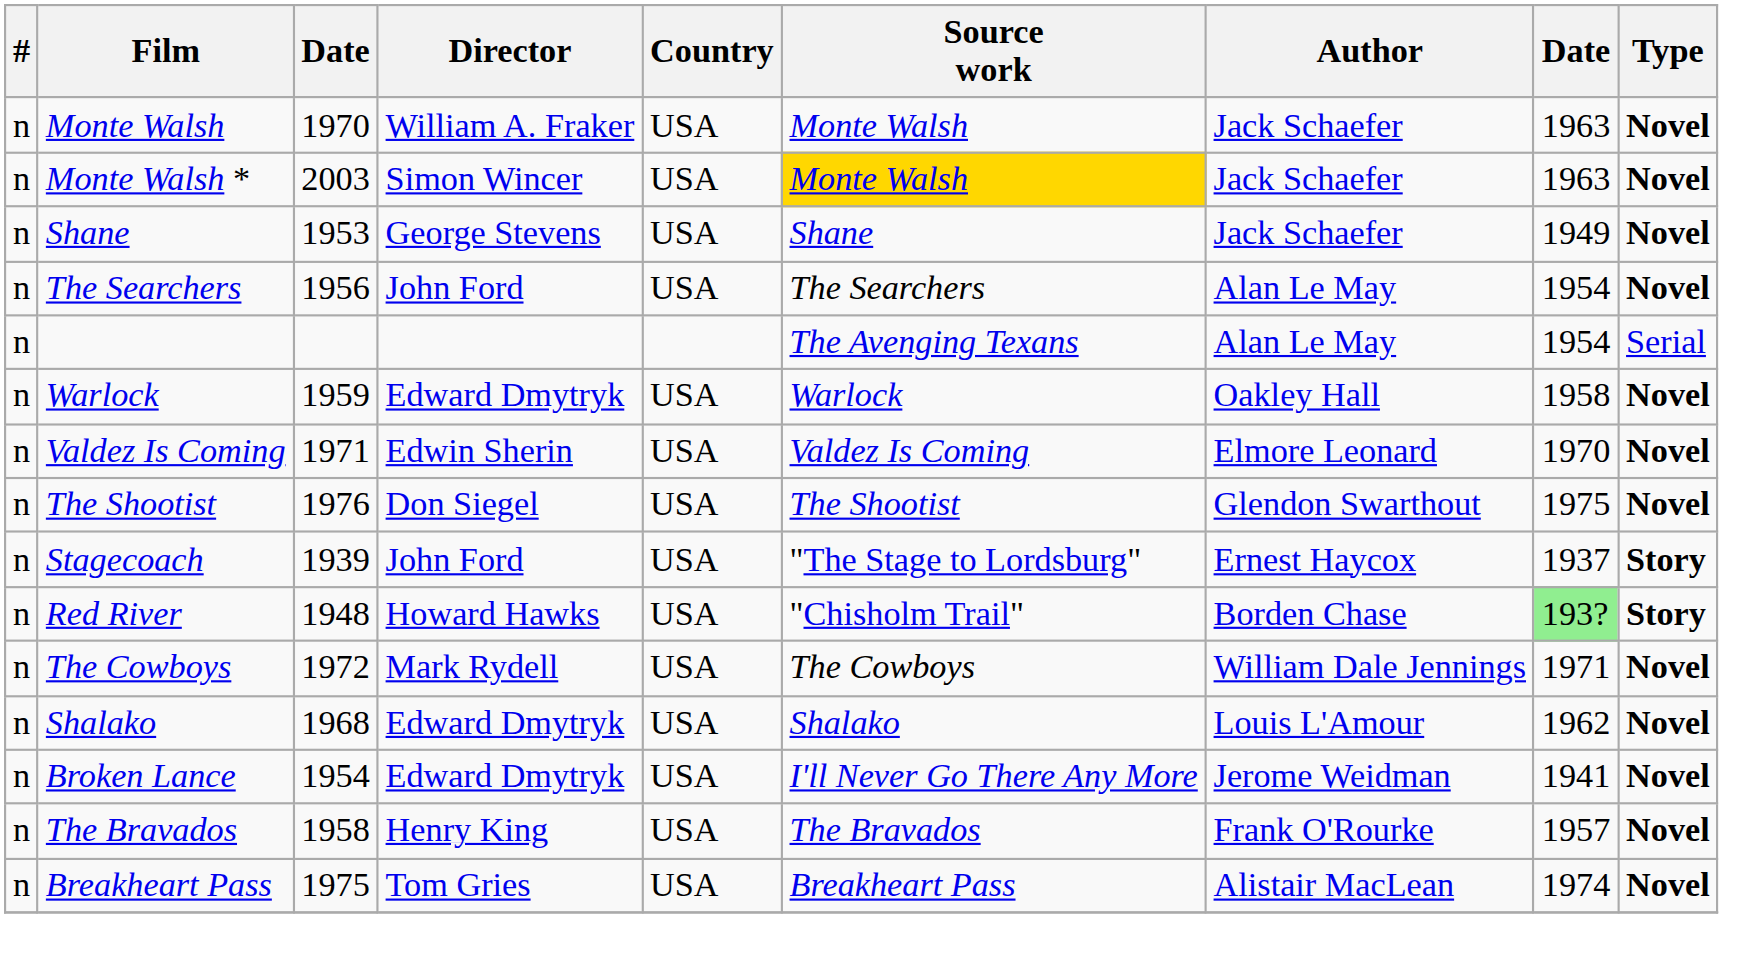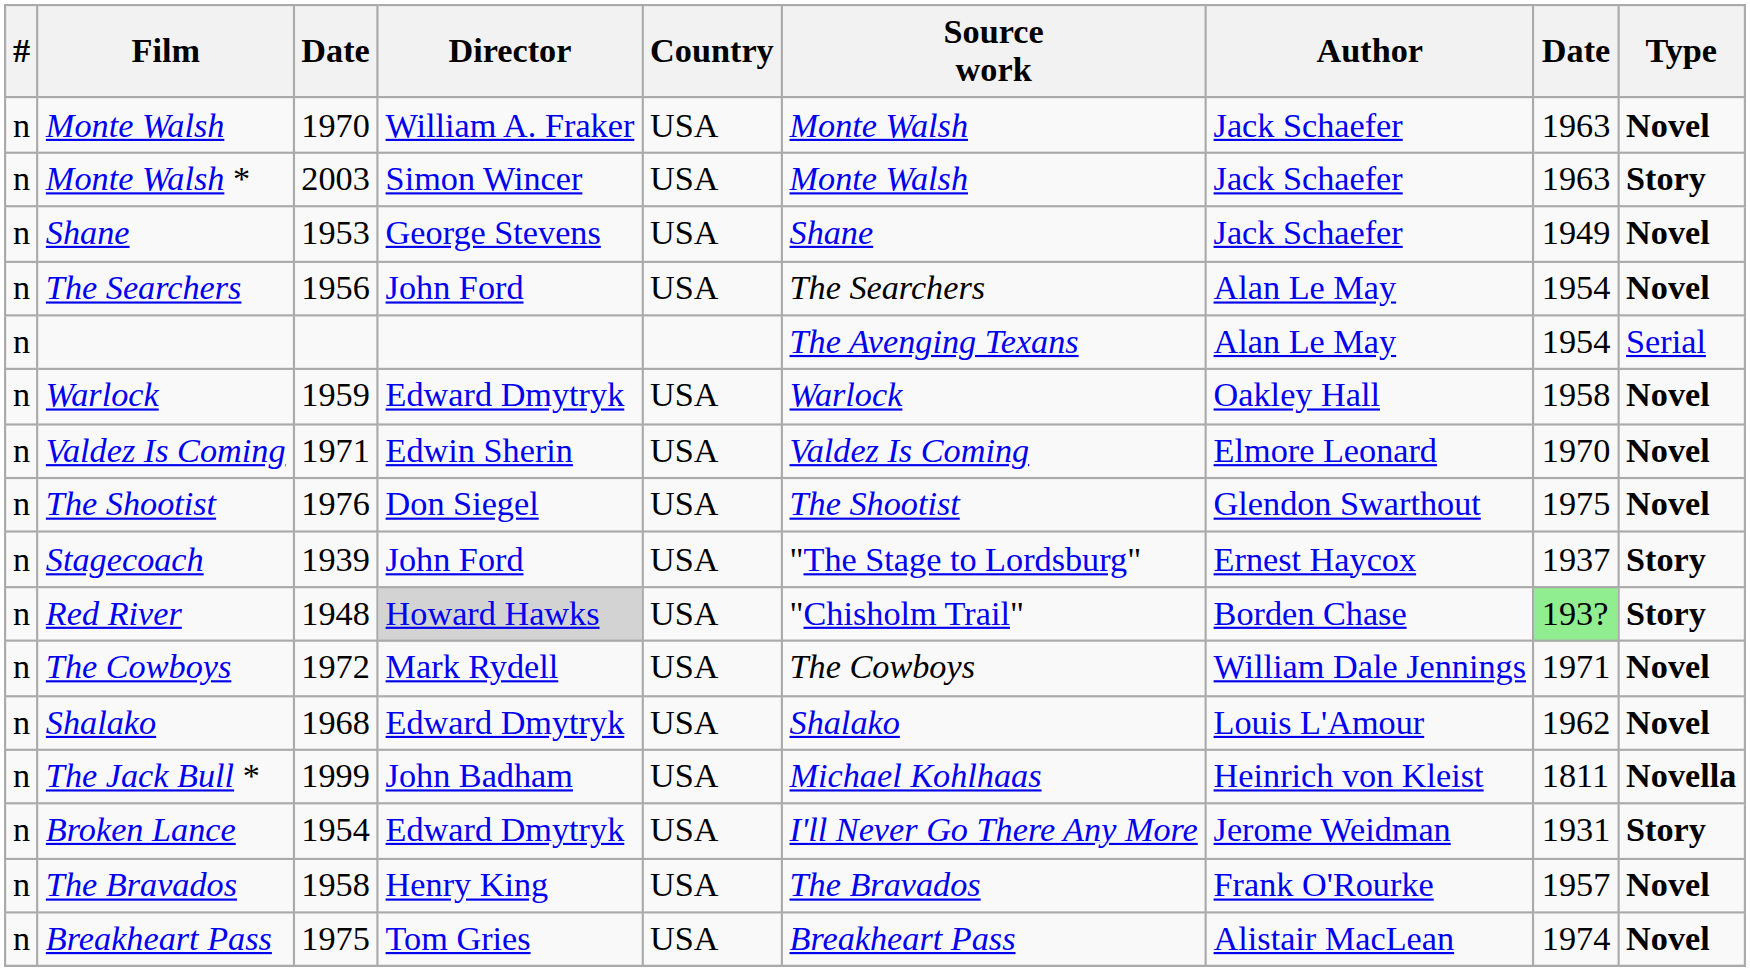(879, 178) gold background -> (879, 178) no background
(1668, 178) Novel -> (1666, 178) Story
(493, 613) no background -> (493, 613) lightgrey background
+ row: (153, 776)
(1576, 776) 1941 -> (1576, 830) 1931
(1668, 776) Novel -> (1666, 830) Story
